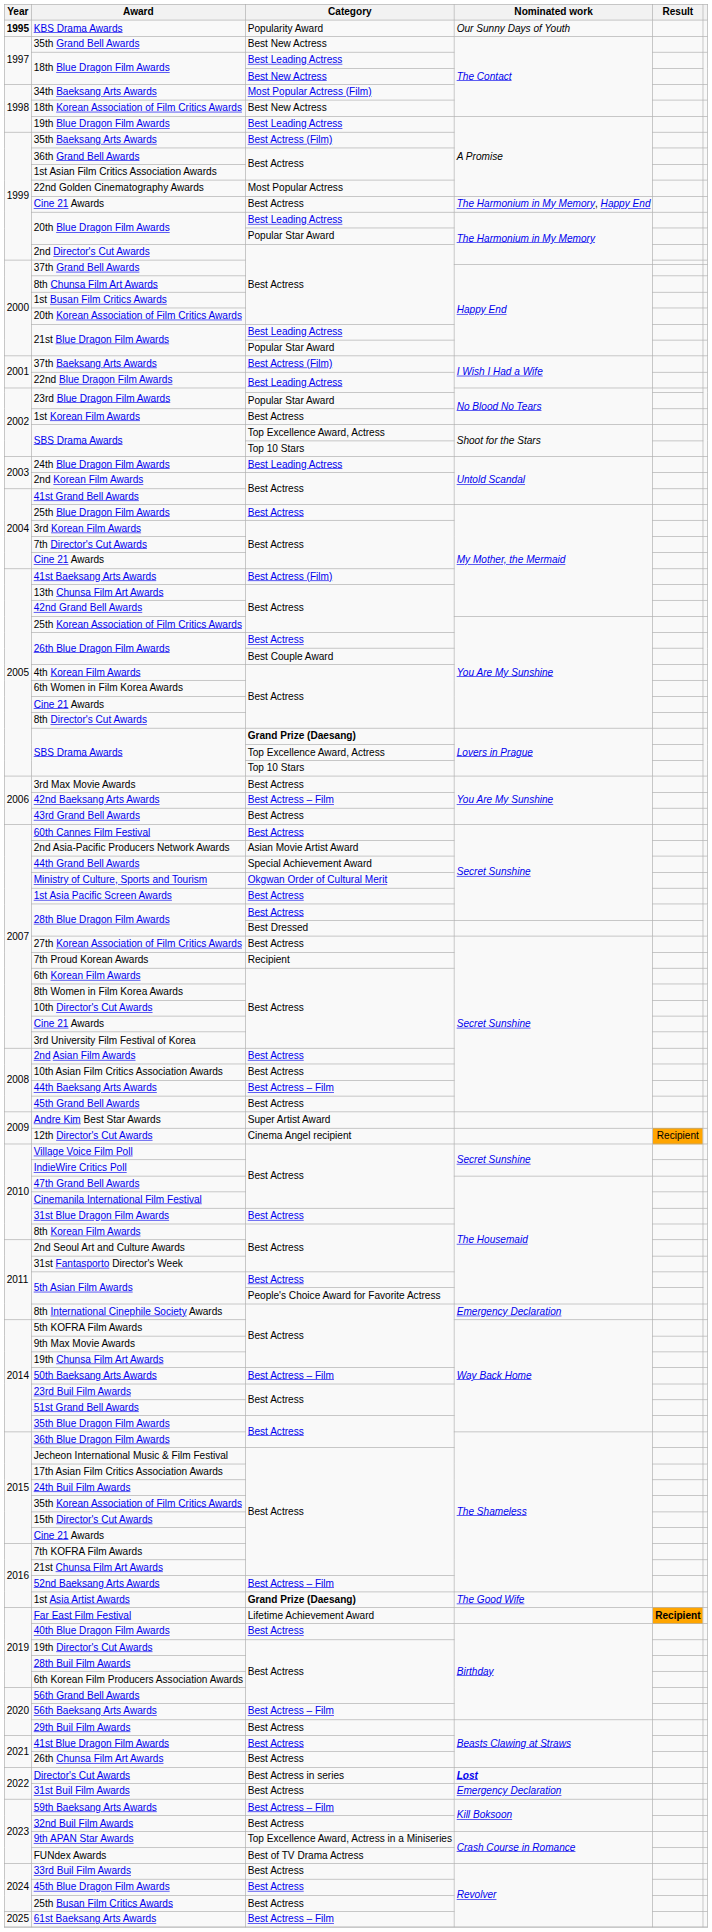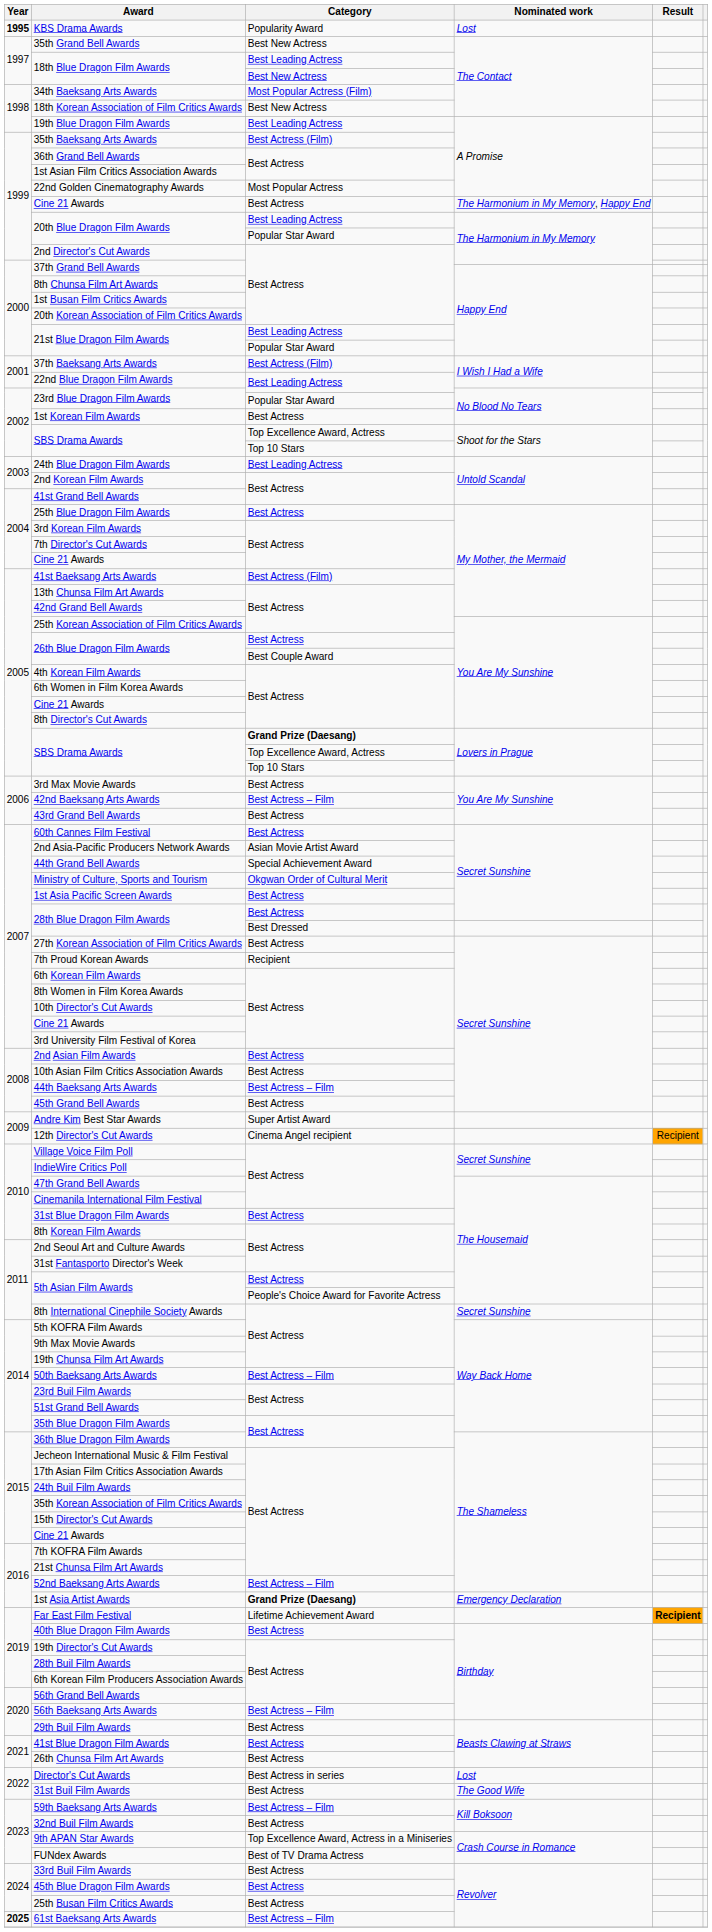(513, 28) Our Sunny Days of Youth -> (466, 28) Lost
(509, 1312) Emergency Declaration -> (494, 1312) Secret Sunshine
(491, 1599) The Good Wife -> (509, 1599) Emergency Declaration
(467, 1775) bold -> (466, 1775) normal
(509, 1791) Emergency Declaration -> (491, 1791) The Good Wife
(18, 1919) normal -> (18, 1919) bold
